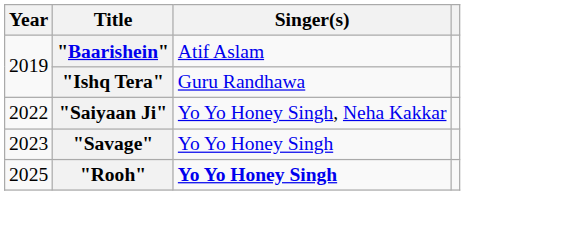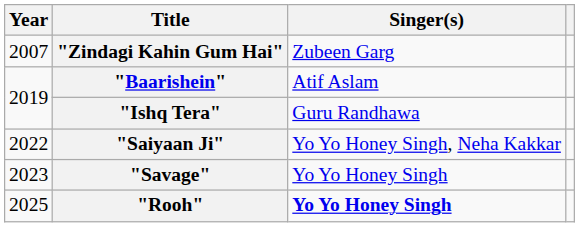+ row: (170, 50)
